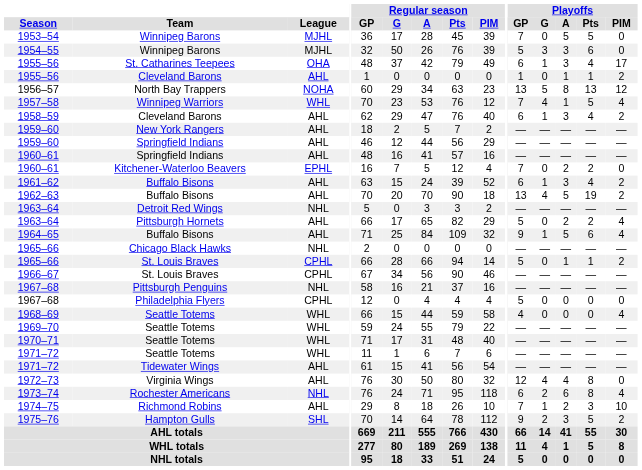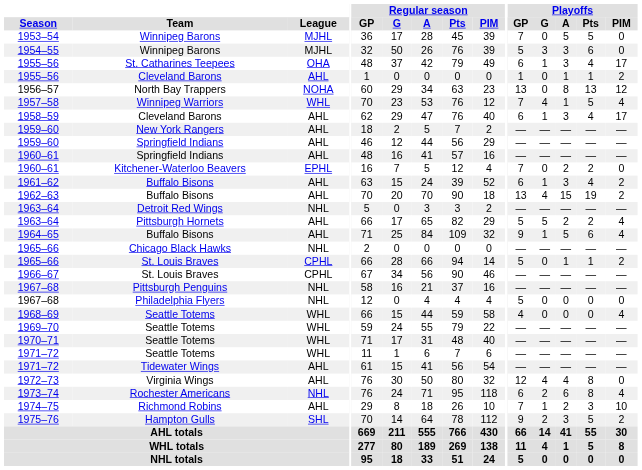(545, 89) 5 -> (545, 89) 0
(621, 116) 2 -> (621, 116) 17
(566, 195) 5 -> (566, 195) 15
(545, 221) 0 -> (545, 221) 5
(318, 301) CPHL -> (318, 301) NHL
